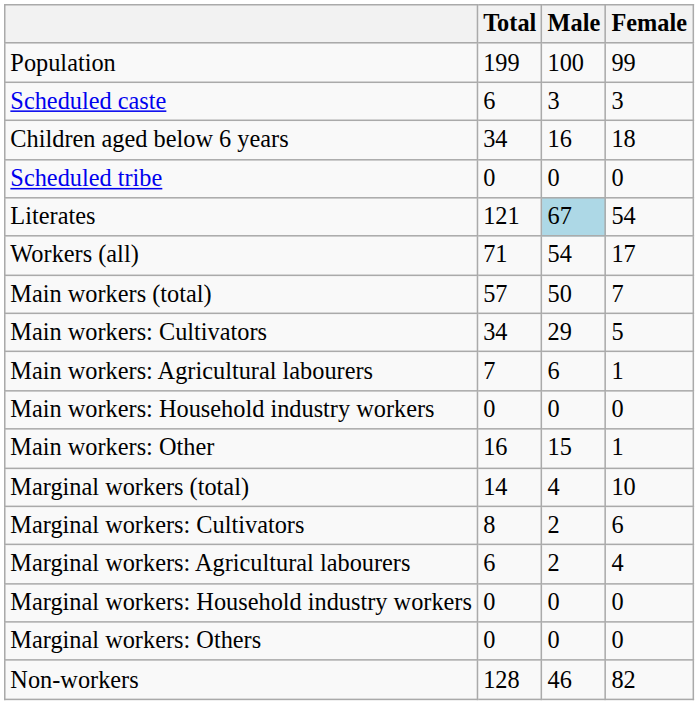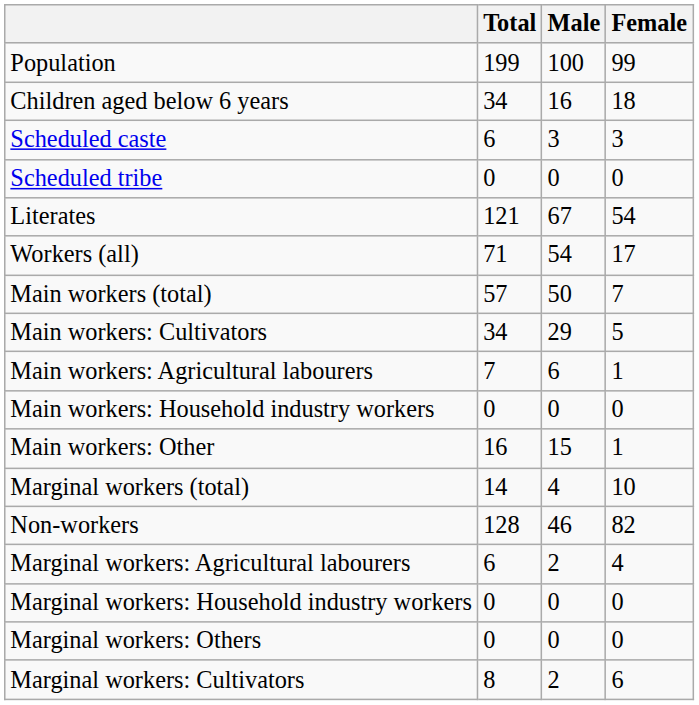rows swapped: (149, 139) <-> (88, 100)
(560, 216) lightblue background -> (560, 216) no background
rows swapped: (157, 525) <-> (75, 679)
